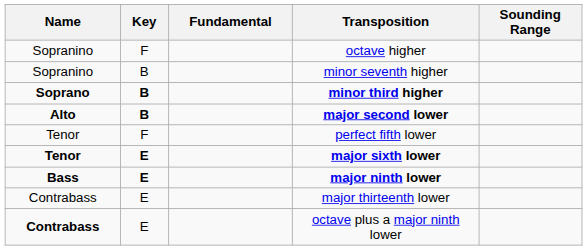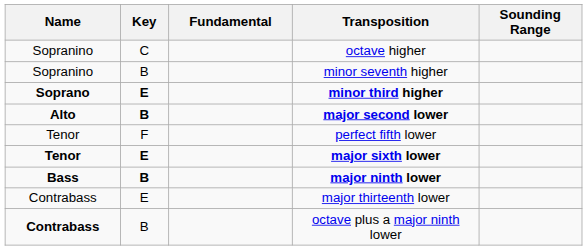(144, 51) F -> (144, 51) C
(144, 93) B -> (144, 93) E
(144, 177) E -> (144, 177) B
(144, 226) E -> (144, 226) B
